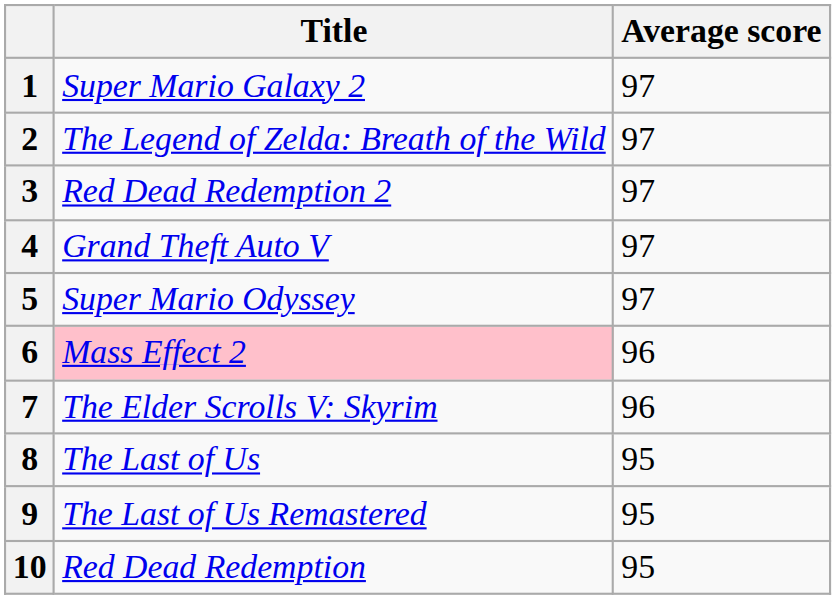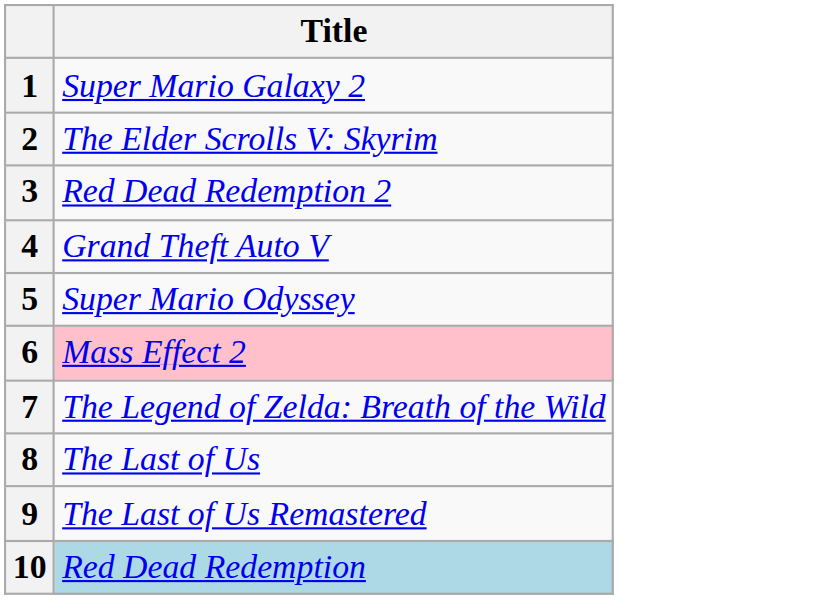- column: (721, 31)
(334, 138) The Legend of Zelda: Breath of the Wild -> (250, 138) The Elder Scrolls V: Skyrim
(250, 406) The Elder Scrolls V: Skyrim -> (334, 406) The Legend of Zelda: Breath of the Wild
(214, 566) no background -> (214, 566) lightblue background
